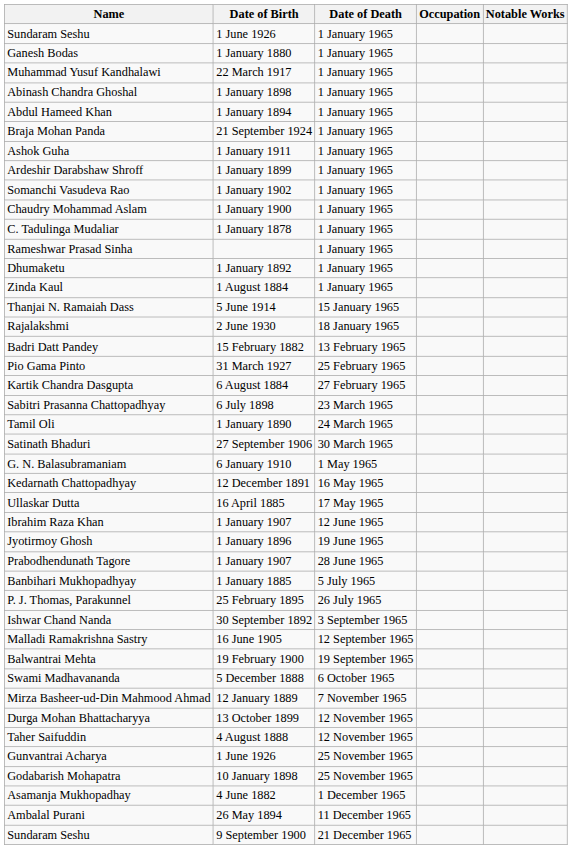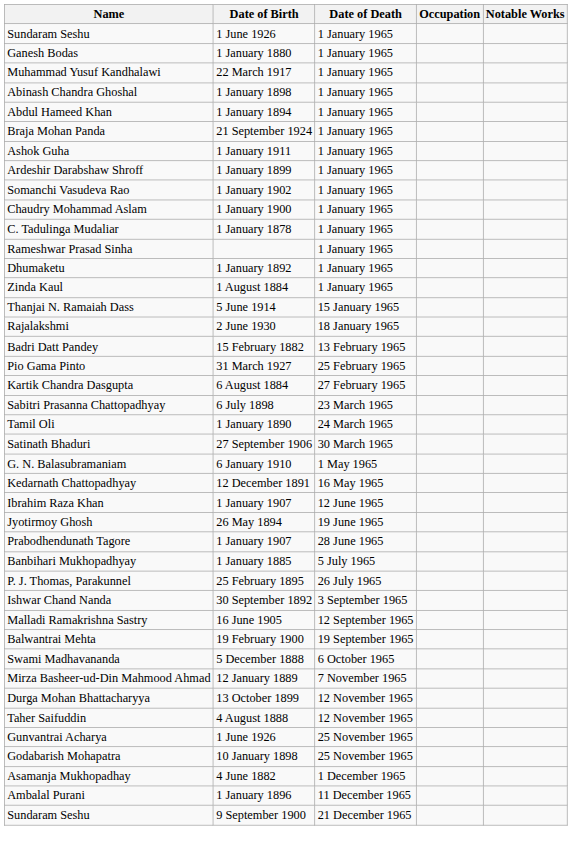- row: (43, 502)
(254, 541) 1 January 1896 -> (249, 522) 26 May 1894
(249, 815) 26 May 1894 -> (254, 795) 1 January 1896
